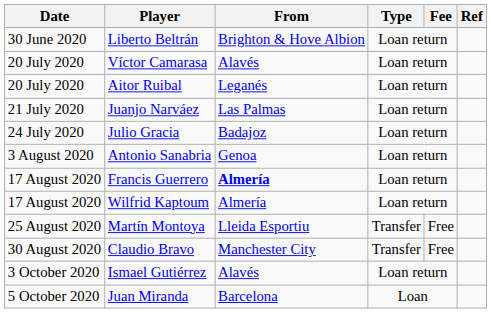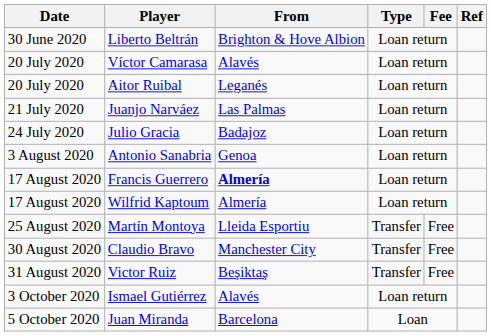+ row: (142, 272)
